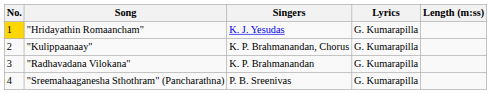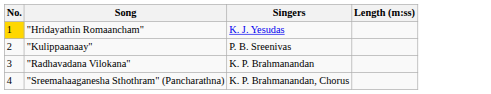- column: (386, 13)
(289, 47) K. P. Brahmanandan, Chorus -> (260, 47) P. B. Sreenivas
(260, 81) P. B. Sreenivas -> (289, 81) K. P. Brahmanandan, Chorus
